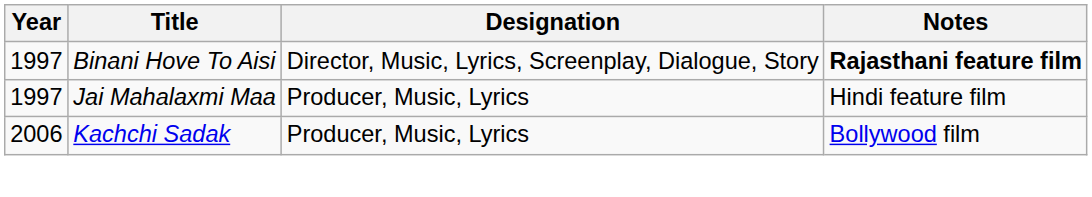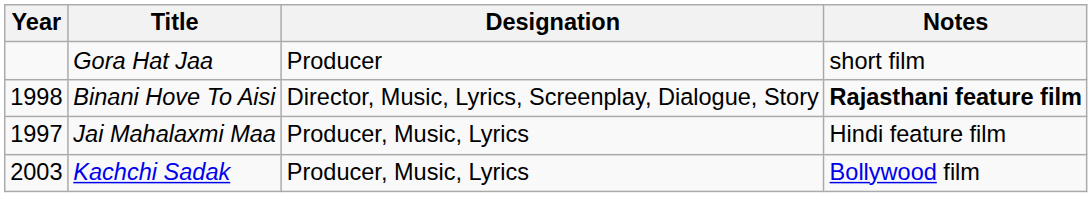+ row: (143, 60)
(36, 60) 1997 -> (36, 97) 1998
(36, 135) 2006 -> (36, 172) 2003
